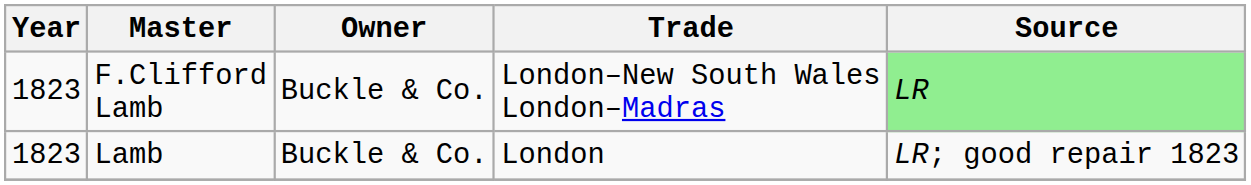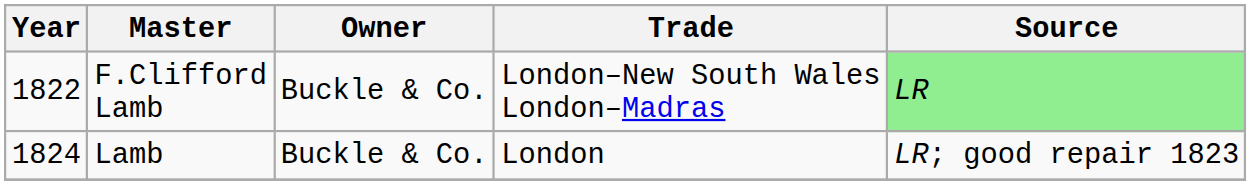(46, 92) 1823 -> (46, 92) 1822
(46, 155) 1823 -> (46, 155) 1824
